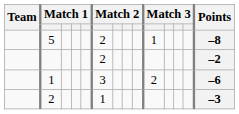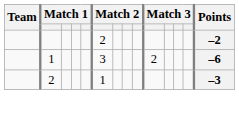- row: (51, 39)
